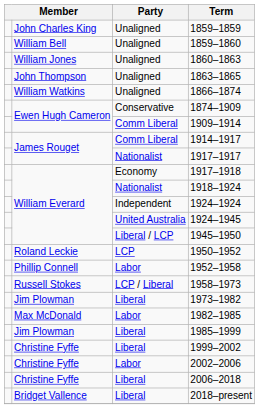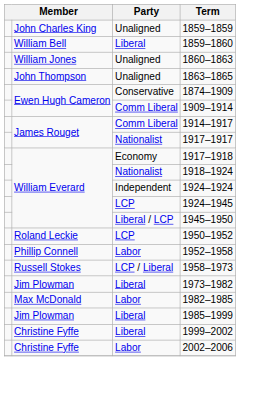(138, 44) Unaligned -> (130, 44) Liberal
- row: (216, 92)
(150, 220) United Australia -> (125, 204) LCP
- row: (216, 380)
- row: (221, 396)
